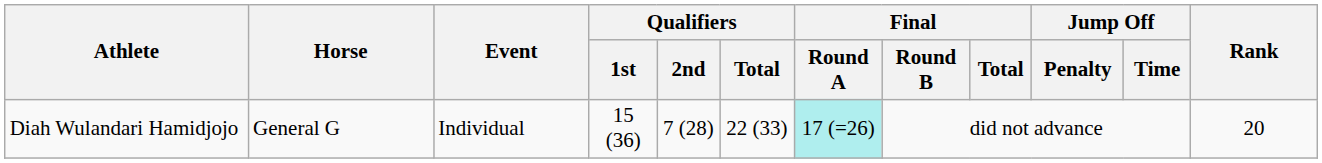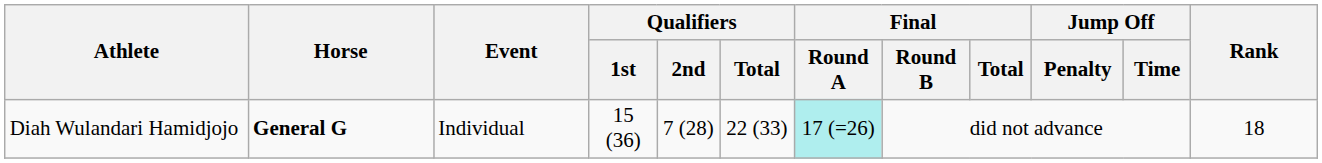(297, 128) normal -> (300, 128) bold
(1254, 128) 20 -> (1254, 128) 18
